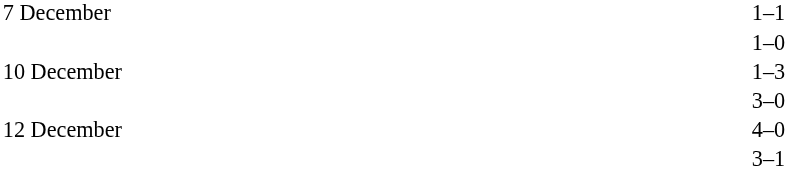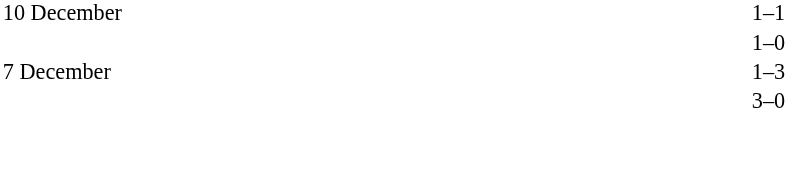(57, 13) 7 December -> (62, 13) 10 December
(62, 71) 10 December -> (57, 71) 7 December
- row: (768, 130)
- row: (768, 159)
